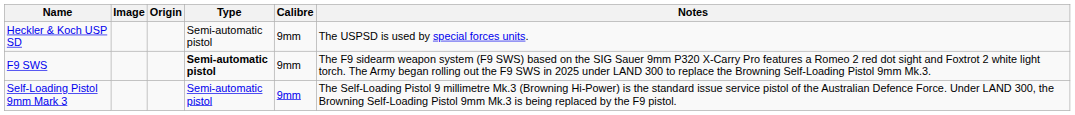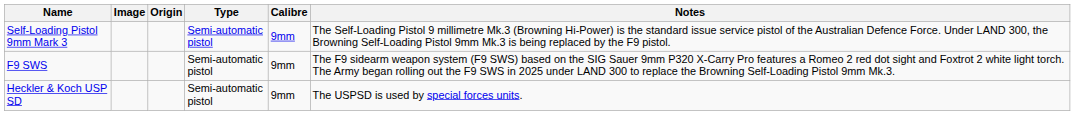rows swapped: (52, 95) <-> (57, 36)
(227, 65) bold -> (225, 65) normal
